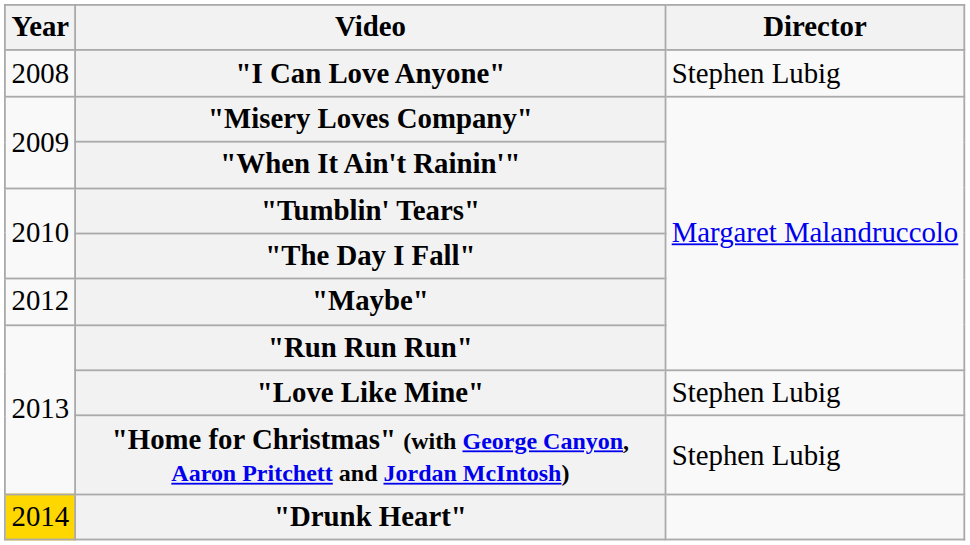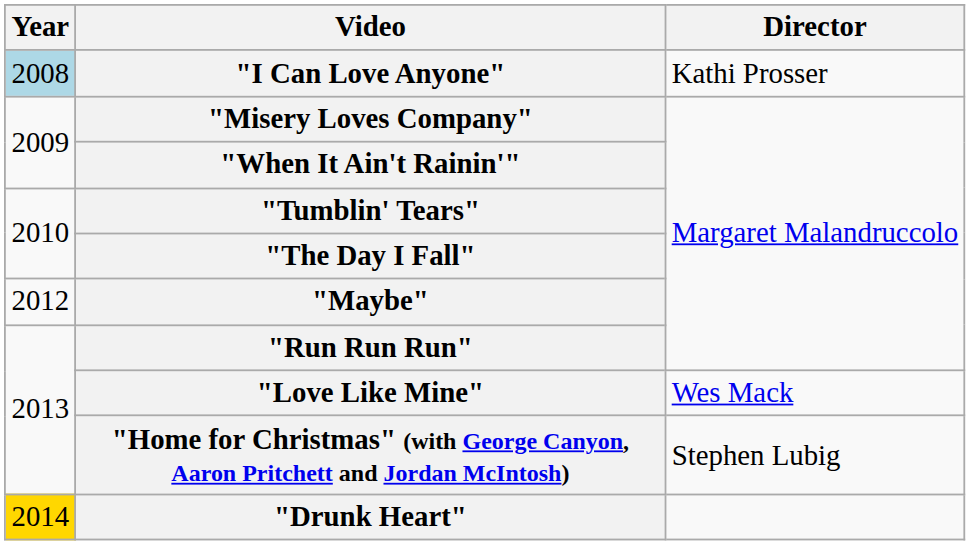(40, 73) no background -> (40, 73) lightblue background
(756, 73) Stephen Lubig -> (750, 73) Kathi Prosser
(756, 392) Stephen Lubig -> (733, 392) Wes Mack
